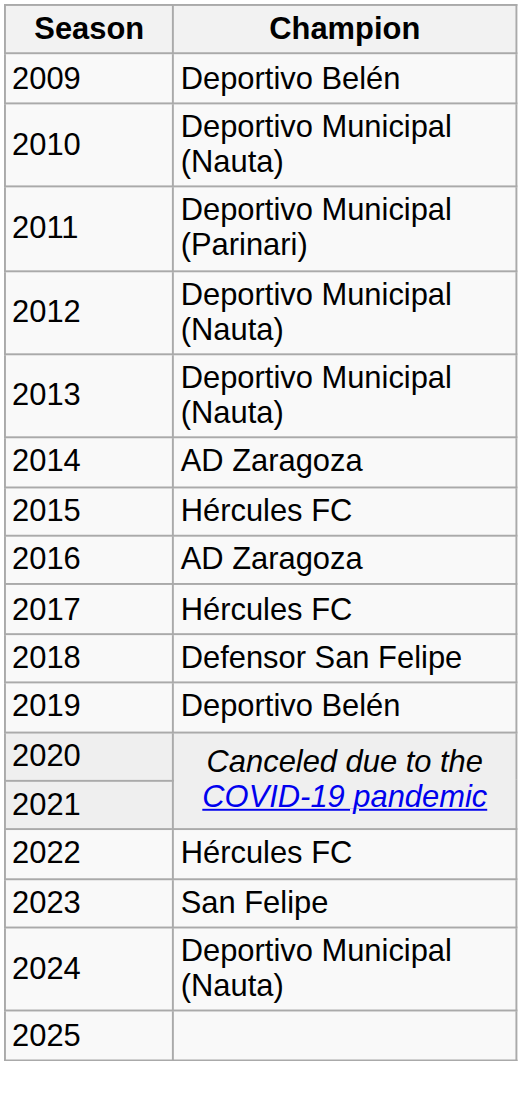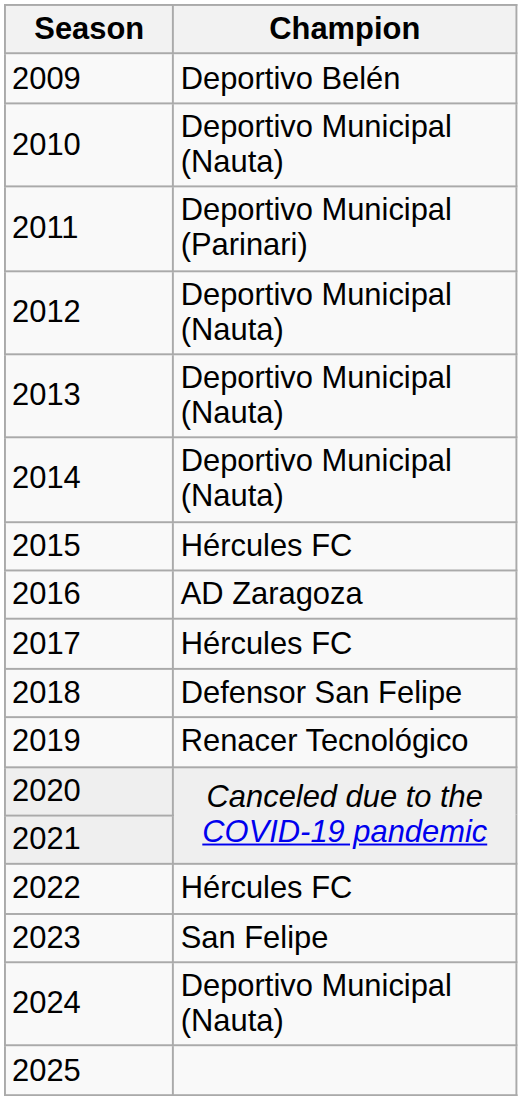(272, 461) AD Zaragoza -> (316, 479) Deportivo Municipal (Nauta)
(291, 706) Deportivo Belén -> (325, 741) Renacer Tecnológico
